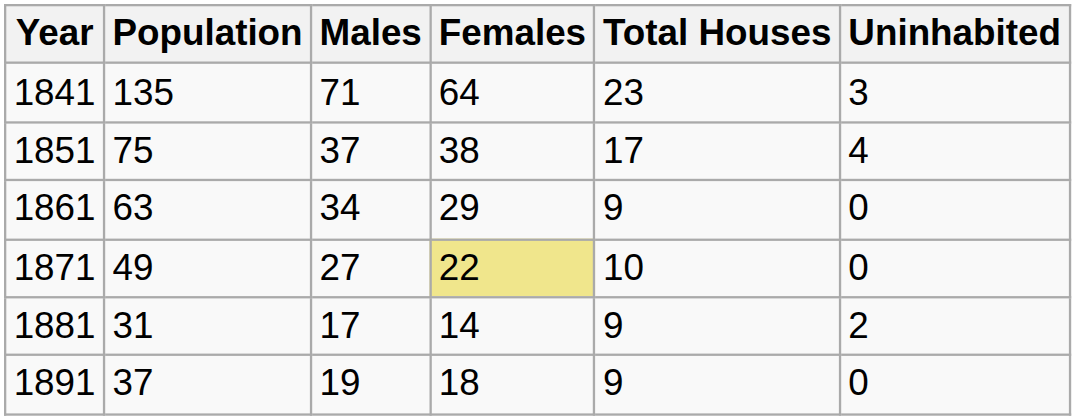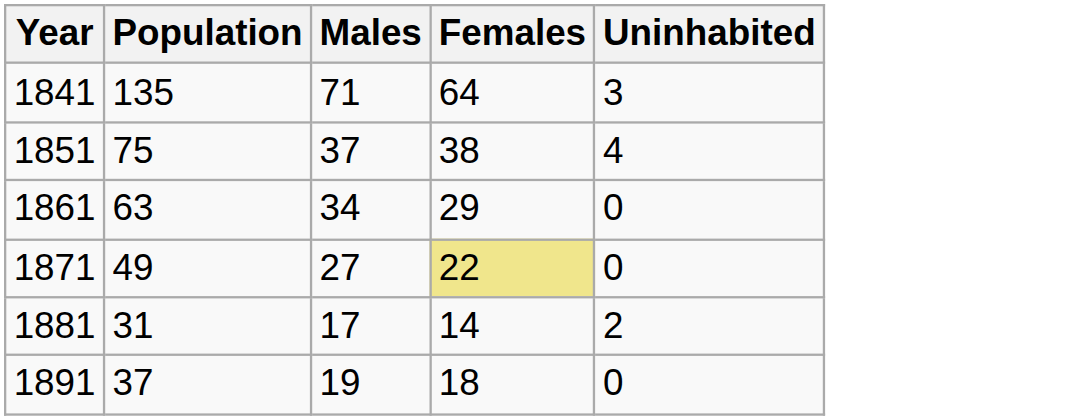- column: (717, 33)
